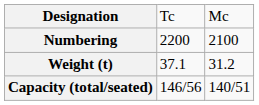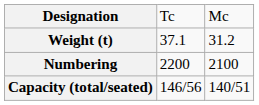rows swapped: (80, 40) <-> (80, 64)
